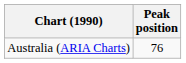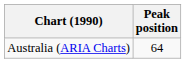(157, 48) 76 -> (157, 48) 64
